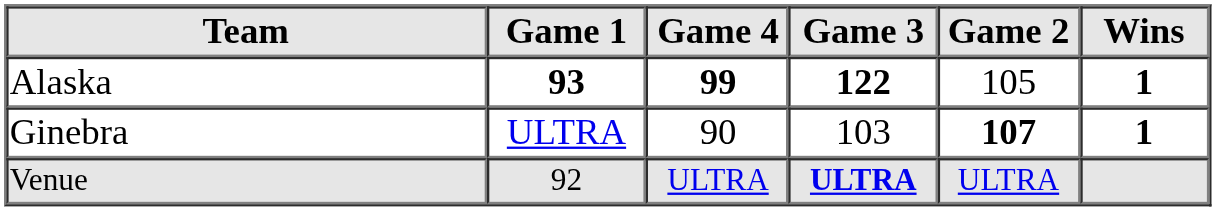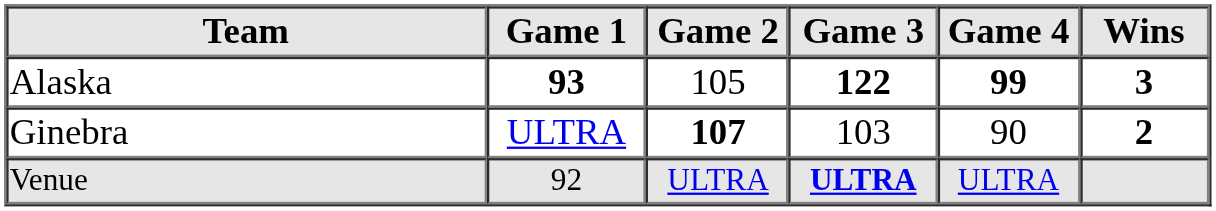columns swapped: (1008, 30) <-> (718, 30)
(1144, 81) 1 -> (1144, 81) 3
(1144, 132) 1 -> (1144, 132) 2
